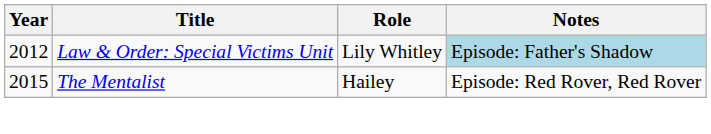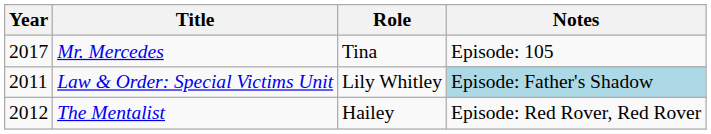+ row: (110, 50)
(29, 50) 2012 -> (28, 81) 2011
(29, 81) 2015 -> (29, 112) 2012
